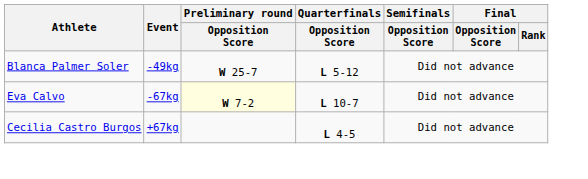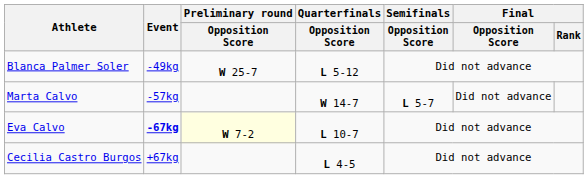+ row: (42, 97)
(163, 97) normal -> (163, 127) bold
